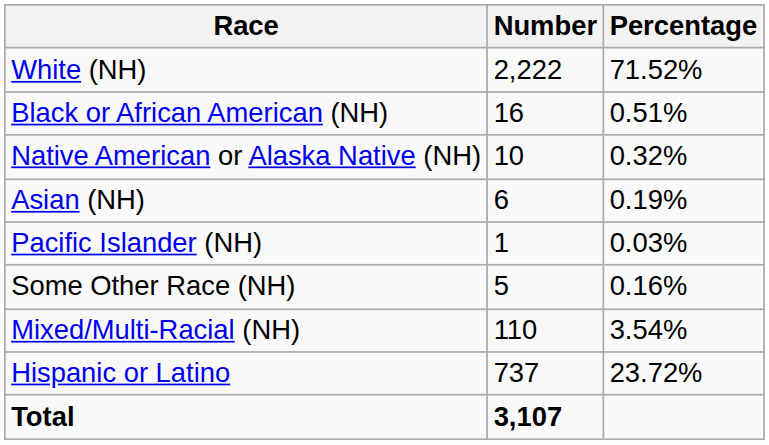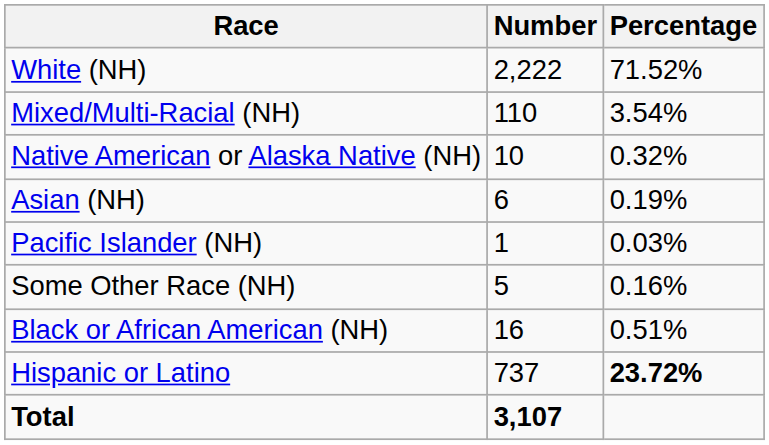rows swapped: (200, 112) <-> (156, 329)
(656, 373) normal -> (656, 373) bold
